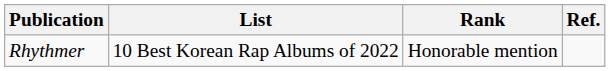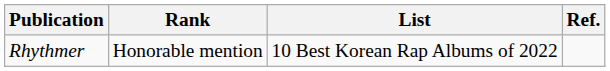columns swapped: (256, 19) <-> (483, 19)
